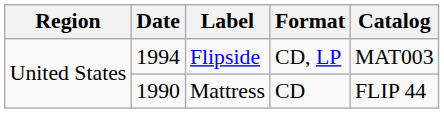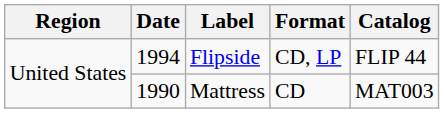(394, 56) MAT003 -> (391, 56) FLIP 44
(391, 90) FLIP 44 -> (394, 90) MAT003
